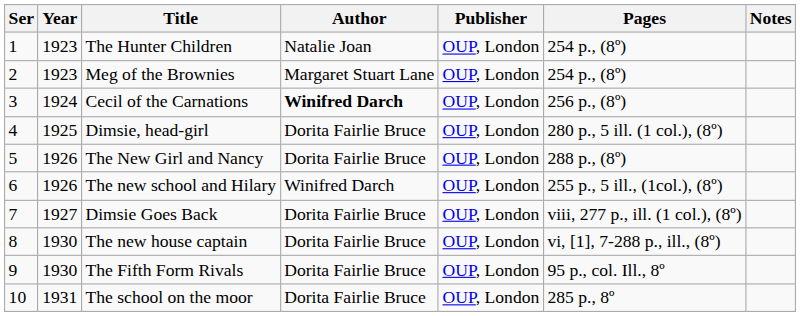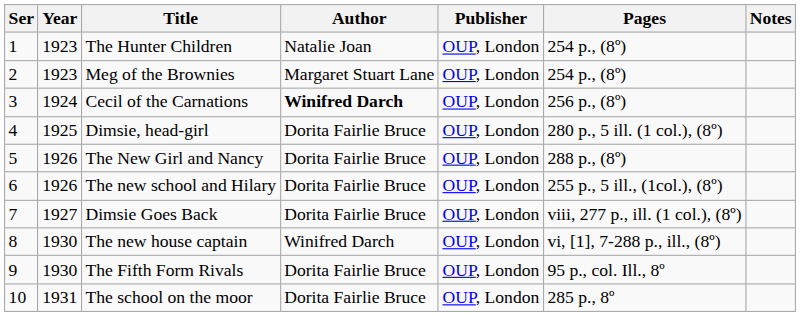(339, 185) Winifred Darch -> (355, 185) Dorita Fairlie Bruce
(355, 241) Dorita Fairlie Bruce -> (339, 241) Winifred Darch
